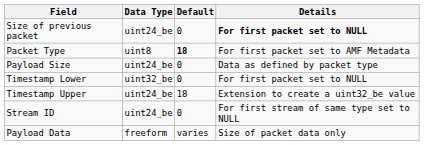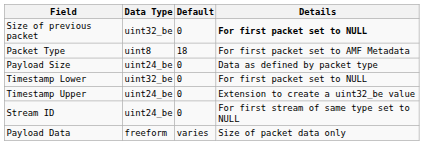(149, 31) uint24_be -> (149, 31) uint32_be
(182, 51) bold -> (182, 51) normal
(182, 94) 18 -> (179, 94) 0
